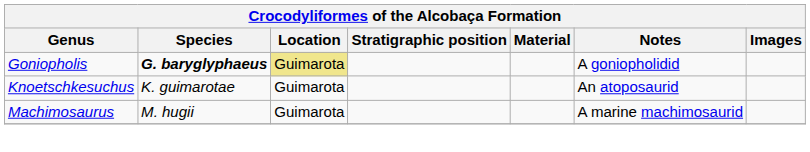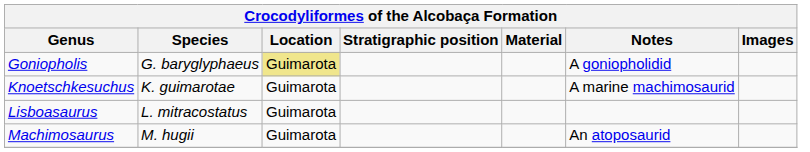(204, 64) bold -> (200, 64) normal
(628, 87) An atoposaurid -> (652, 87) A marine machimosaurid
+ row: (53, 111)
(660, 111) A marine machimosaurid -> (620, 135) An atoposaurid
